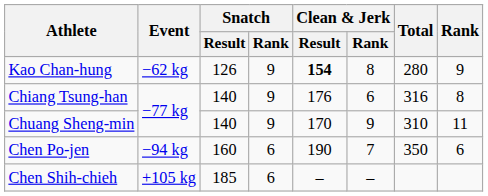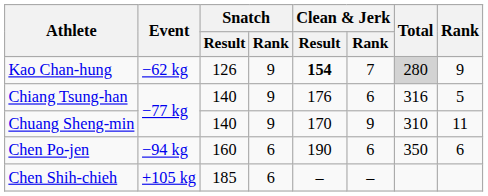(370, 70) 8 -> (370, 70) 7
(416, 70) no background -> (416, 70) lightgrey background
(460, 97) 8 -> (460, 97) 5
(370, 151) 7 -> (370, 151) 6
